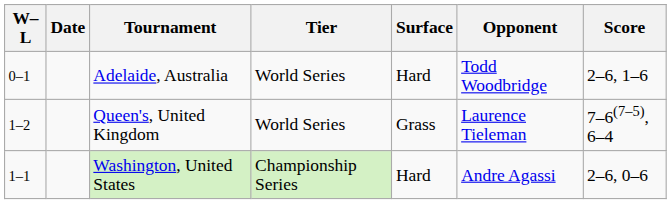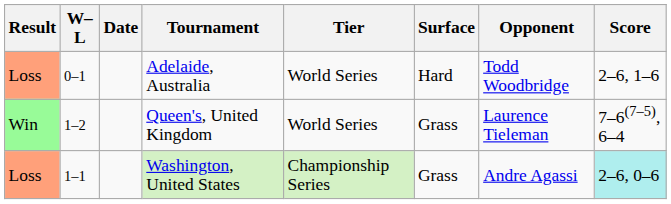+ column: (32, 28)
(413, 174) Hard -> (438, 174) Grass
(617, 174) no background -> (629, 174) paleturquoise background
